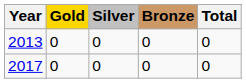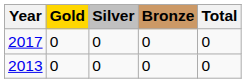rows swapped: (25, 41) <-> (25, 66)
